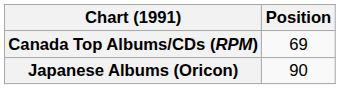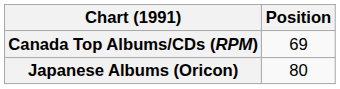(298, 70) 90 -> (298, 70) 80
